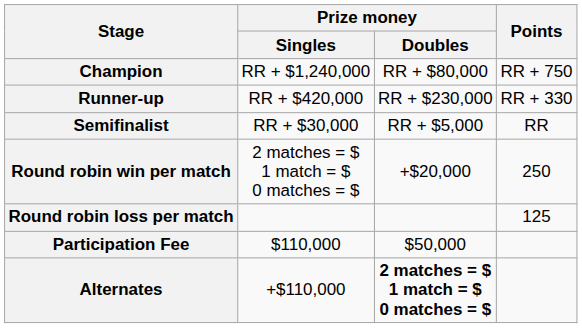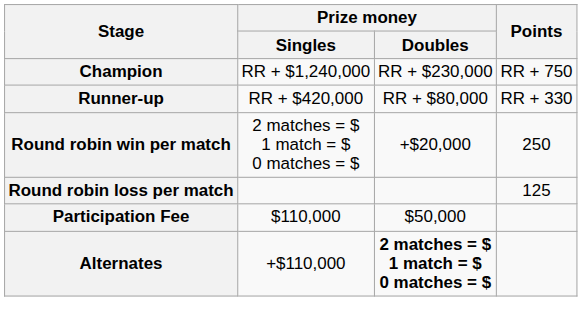(435, 71) RR + $80,000 -> (435, 71) RR + $230,000
(435, 98) RR + $230,000 -> (435, 98) RR + $80,000
- row: (121, 125)
